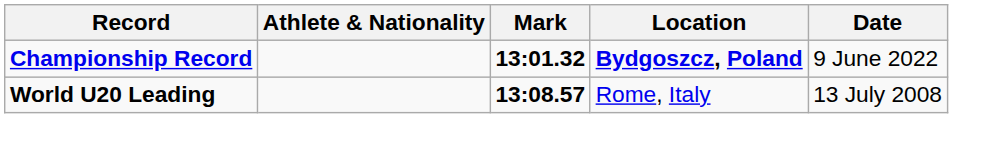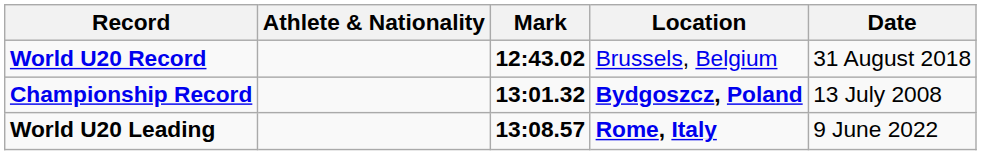+ row: (108, 58)
(876, 58) 9 June 2022 -> (878, 94) 13 July 2008
(653, 94) normal -> (656, 130) bold
(878, 94) 13 July 2008 -> (876, 130) 9 June 2022
